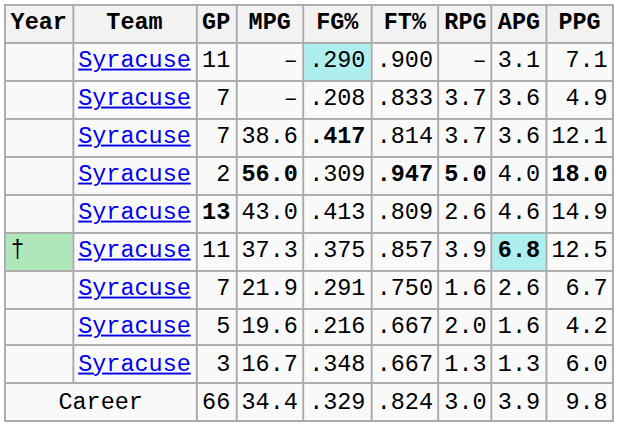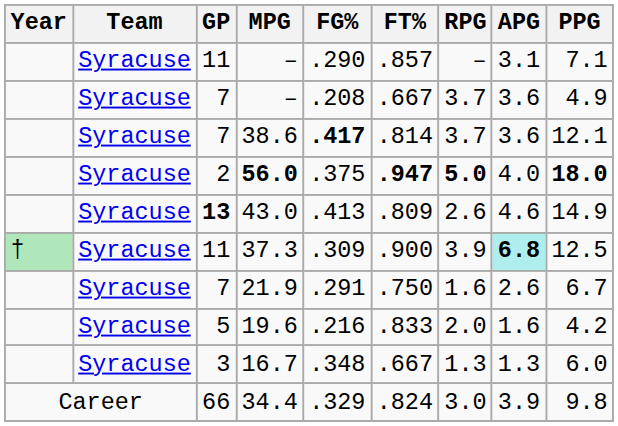(337, 62) paleturquoise background -> (337, 62) no background
(405, 62) .900 -> (405, 62) .857
(405, 100) .833 -> (405, 100) .667
(337, 176) .309 -> (337, 176) .375
(337, 252) .375 -> (337, 252) .309
(405, 252) .857 -> (405, 252) .900
(405, 327) .667 -> (405, 327) .833
